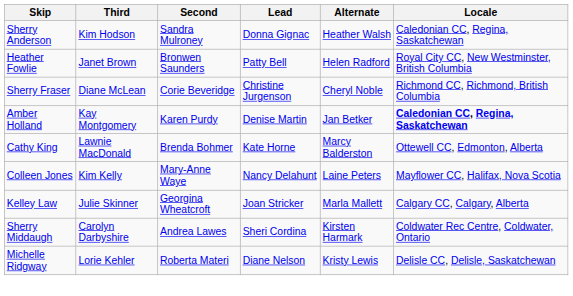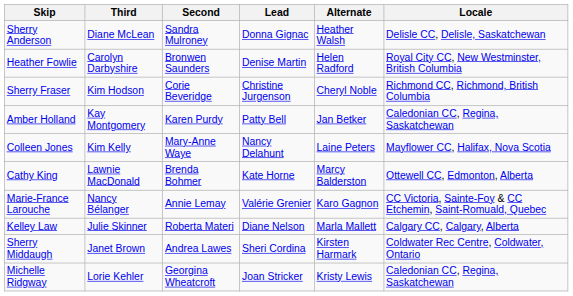(107, 35) Kim Hodson -> (121, 35) Diane McLean
(452, 35) Caledonian CC, Regina, Saskatchewan -> (466, 35) Delisle CC, Delisle, Saskatchewan
(107, 63) Janet Brown -> (112, 63) Carolyn Darbyshire
(265, 63) Patty Bell -> (274, 63) Denise Martin
(112, 91) Diane McLean -> (116, 91) Kim Hodson
(275, 119) Denise Martin -> (264, 119) Patty Bell
(455, 119) bold -> (442, 119) normal
rows swapped: (40, 176) <-> (32, 147)
+ row: (38, 204)
(185, 204) Georgina Wheatcroft -> (199, 226) Roberta Materi
(273, 204) Joan Stricker -> (273, 226) Diane Nelson
(104, 232) Carolyn Darbyshire -> (116, 248) Janet Brown
(194, 260) Roberta Materi -> (190, 277) Georgina Wheatcroft
(274, 260) Diane Nelson -> (272, 277) Joan Stricker
(476, 260) Delisle CC, Delisle, Saskatchewan -> (442, 277) Caledonian CC, Regina, Saskatchewan
